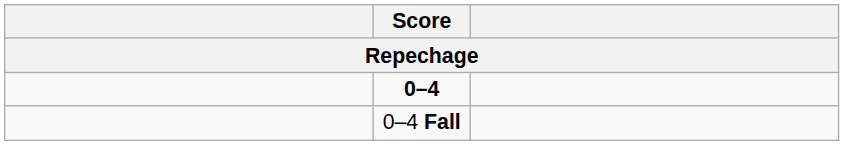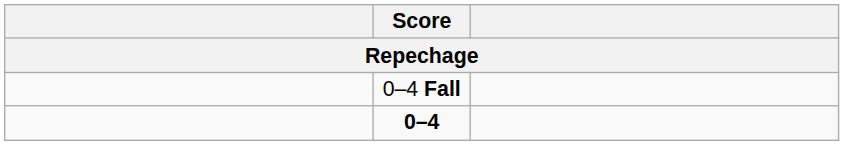rows swapped: (422, 122) <-> (422, 88)
